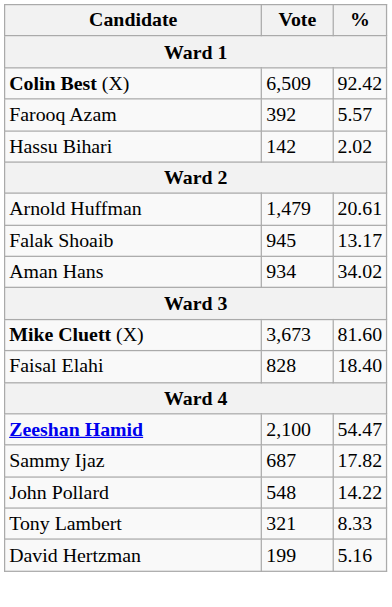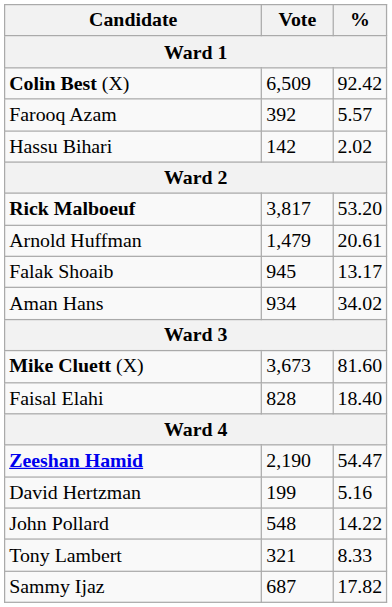+ row: (72, 209)
(289, 429) 2,100 -> (289, 460) 2,190
rows swapped: (57, 460) <-> (75, 555)
